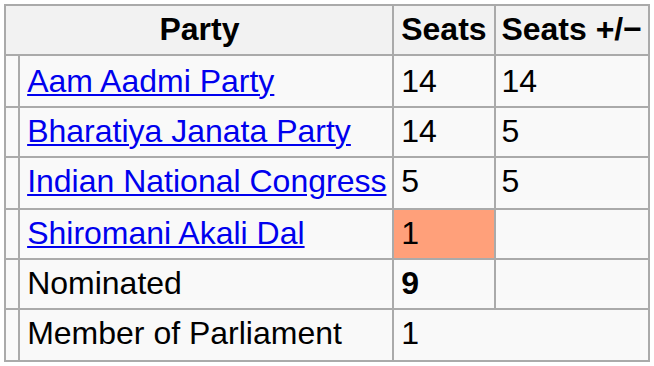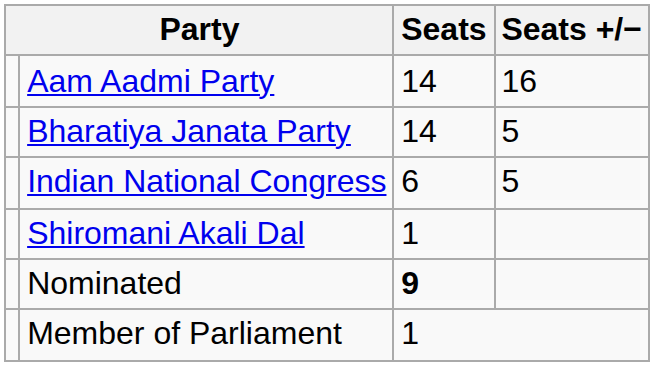(519, 80) 14 -> (519, 80) 16
(410, 182) 5 -> (410, 182) 6
(410, 232) lightsalmon background -> (410, 232) no background
